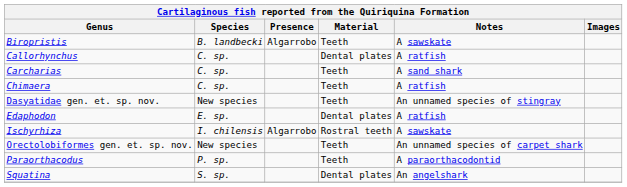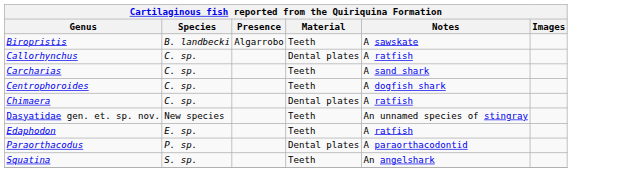+ row: (48, 86)
(335, 86) Teeth -> (324, 101) Dental plates
(356, 116) Dental plates -> (302, 130) Teeth
- row: (34, 130)
- row: (100, 145)
(335, 160) Teeth -> (324, 145) Dental plates
(356, 175) Dental plates -> (302, 160) Teeth
